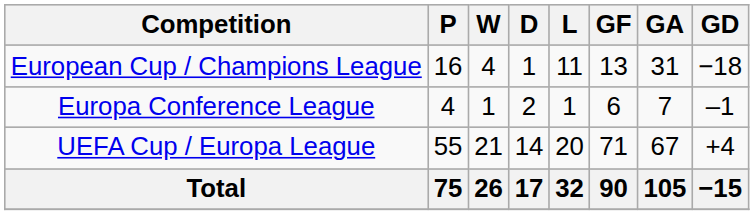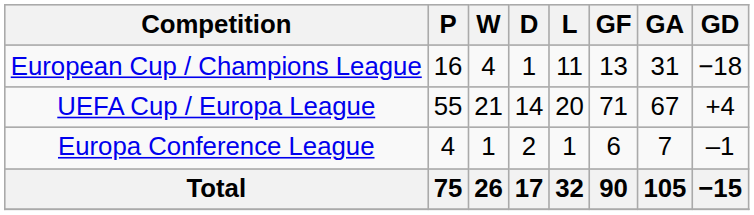rows swapped: (216, 147) <-> (216, 106)
